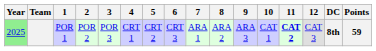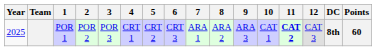(16, 32) lightgreen background -> (16, 32) no background
(357, 32) 59 -> (357, 32) 60
